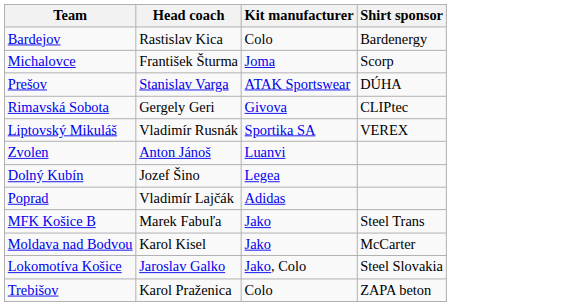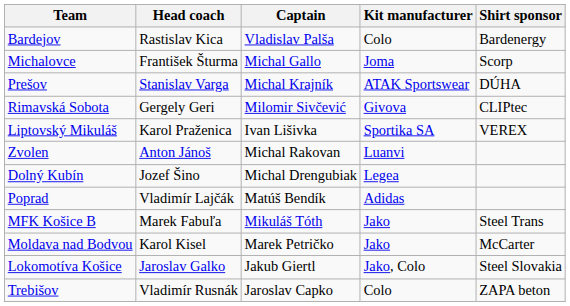+ column: (301, 15)
(189, 130) Vladimír Rusnák -> (185, 130) Karol Praženica
(185, 289) Karol Praženica -> (189, 289) Vladimír Rusnák
